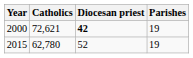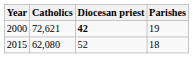(46, 45) 62,780 -> (46, 45) 62,080
(154, 45) 19 -> (154, 45) 18
